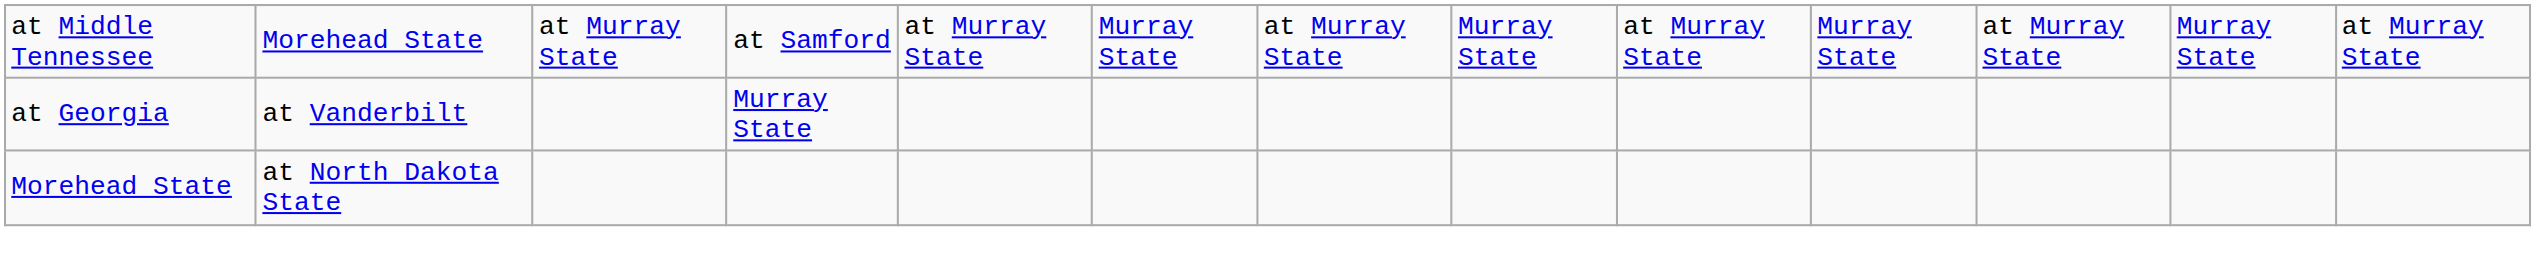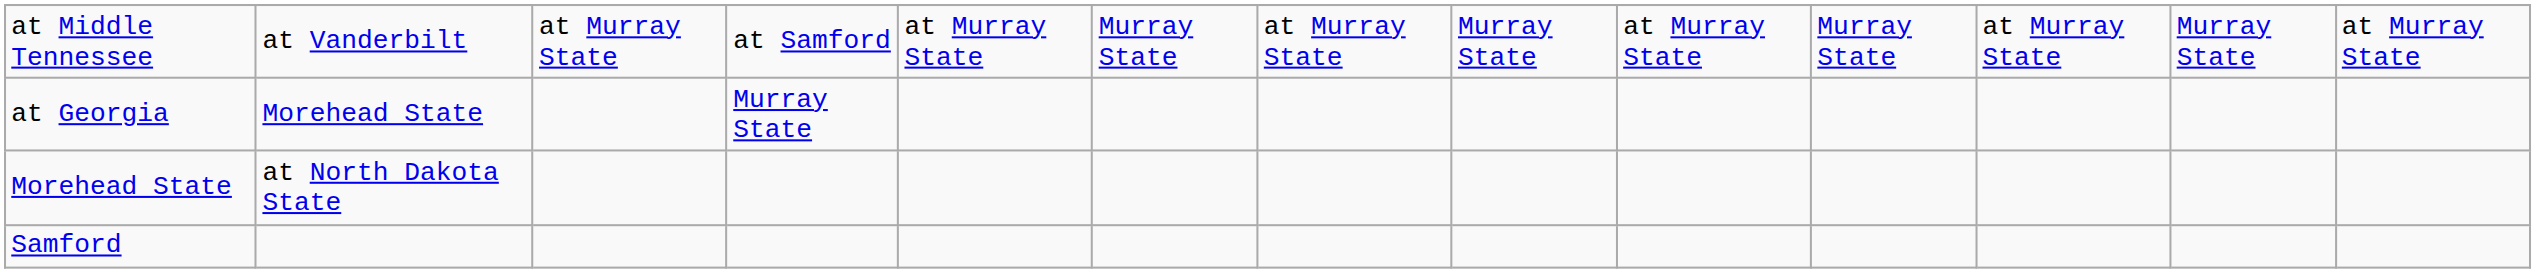(373, 42) Morehead State -> (365, 42) at Vanderbilt
(365, 115) at Vanderbilt -> (373, 115) Morehead State
+ row: (66, 246)
